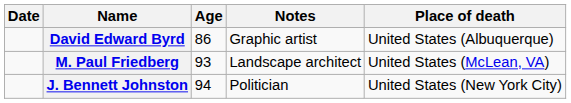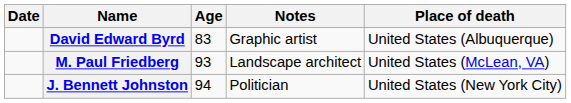(203, 39) 86 -> (203, 39) 83
